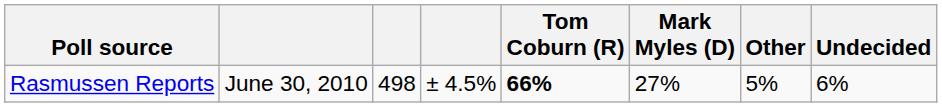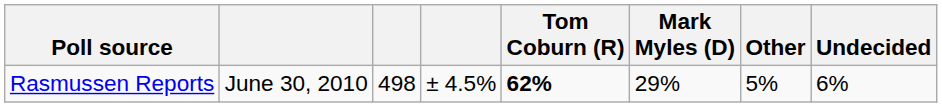(529, 83) 66% -> (529, 83) 62%
(657, 83) 27% -> (657, 83) 29%
